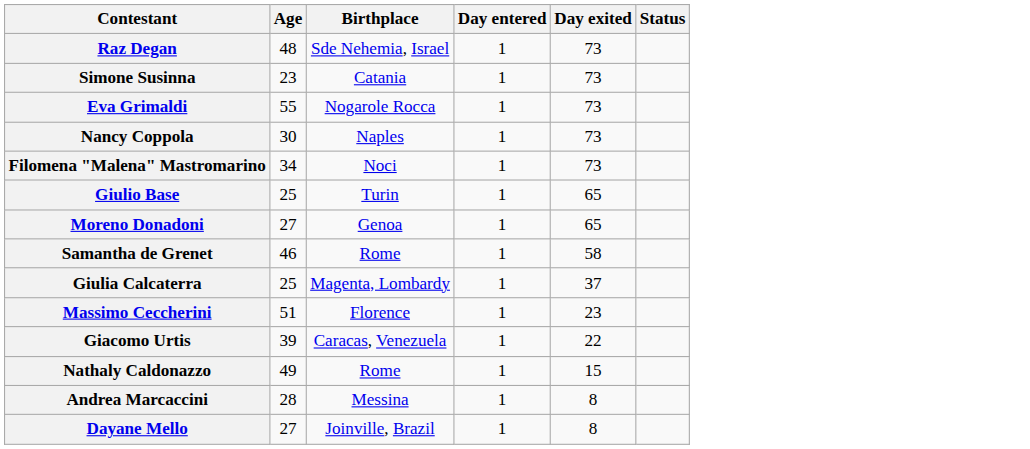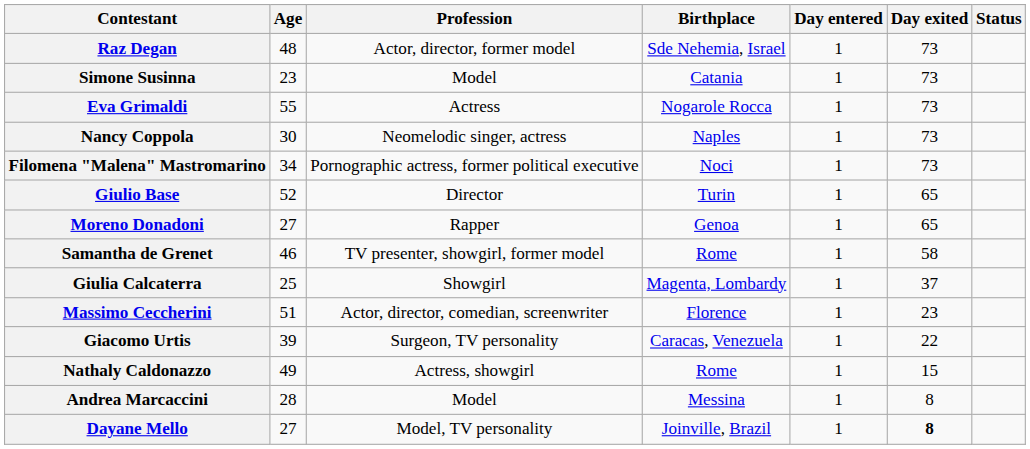+ column: (474, 19)
(288, 194) 25 -> (288, 194) 52
(593, 429) normal -> (929, 429) bold
